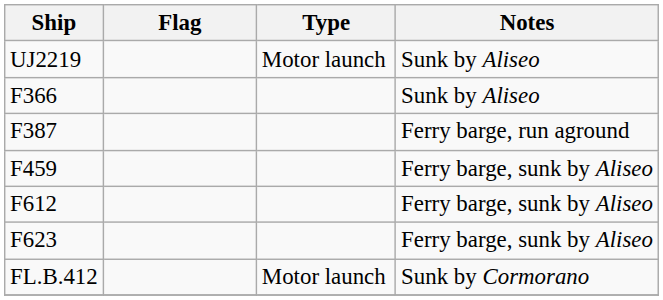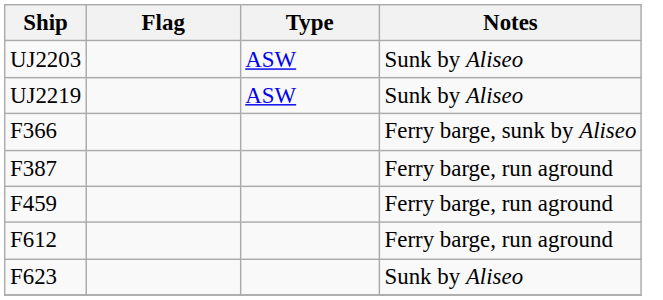+ row: (46, 58)
(324, 58) Motor launch -> (271, 95) ASW
(470, 95) Sunk by Aliseo -> (510, 131) Ferry barge, sunk by Aliseo
(527, 167) Ferry barge, sunk by Aliseo -> (499, 204) Ferry barge, run aground
(527, 204) Ferry barge, sunk by Aliseo -> (499, 240) Ferry barge, run aground
(527, 240) Ferry barge, sunk by Aliseo -> (454, 276) Sunk by Aliseo
- row: (54, 276)
